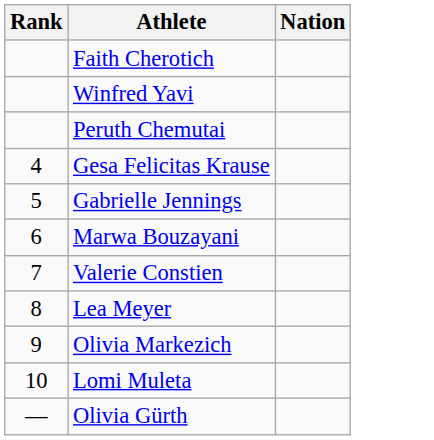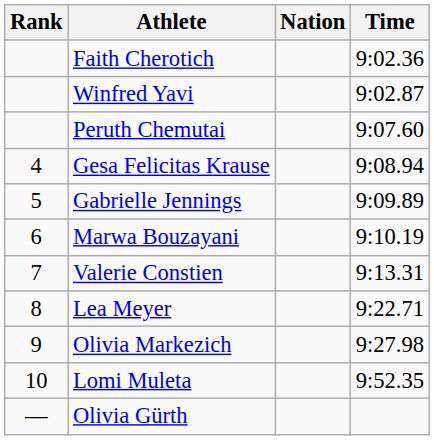+ column: (390, 22)
